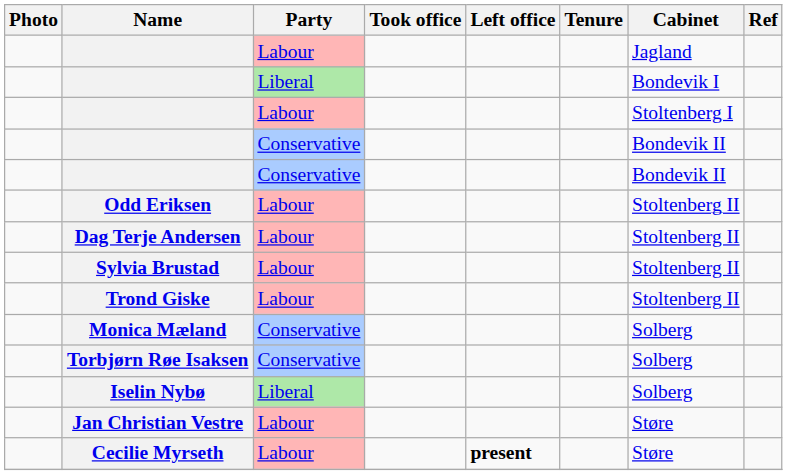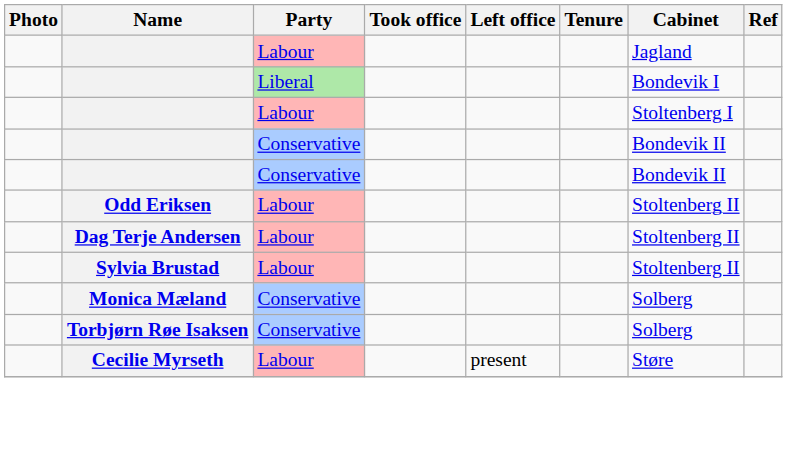- row: (158, 298)
- row: (158, 391)
- row: (158, 422)
(501, 453) bold -> (499, 360) normal
